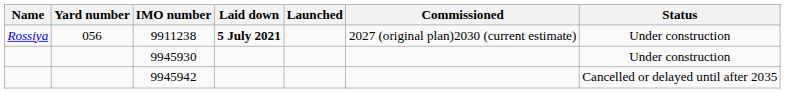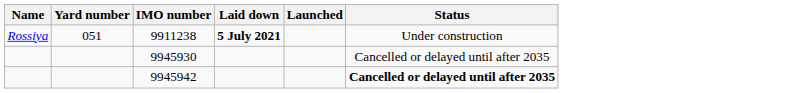- column: (463, 14)
(92, 35) 056 -> (92, 35) 051
(680, 56) Under construction -> (452, 56) Cancelled or delayed until after 2035
(680, 77) normal -> (452, 77) bold
